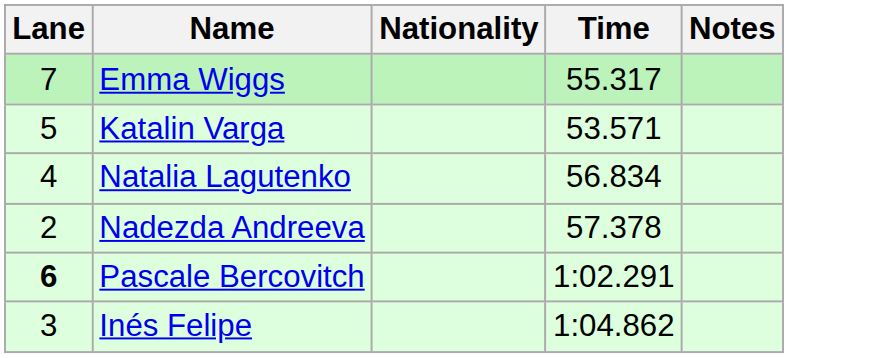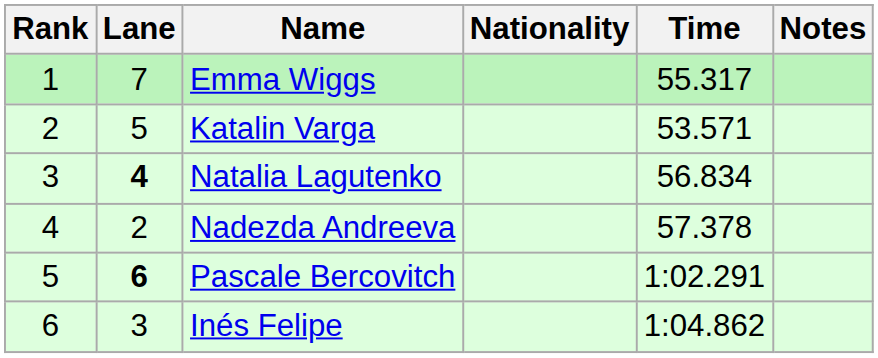+ column: (50, 29)
(49, 177) normal -> (139, 177) bold
